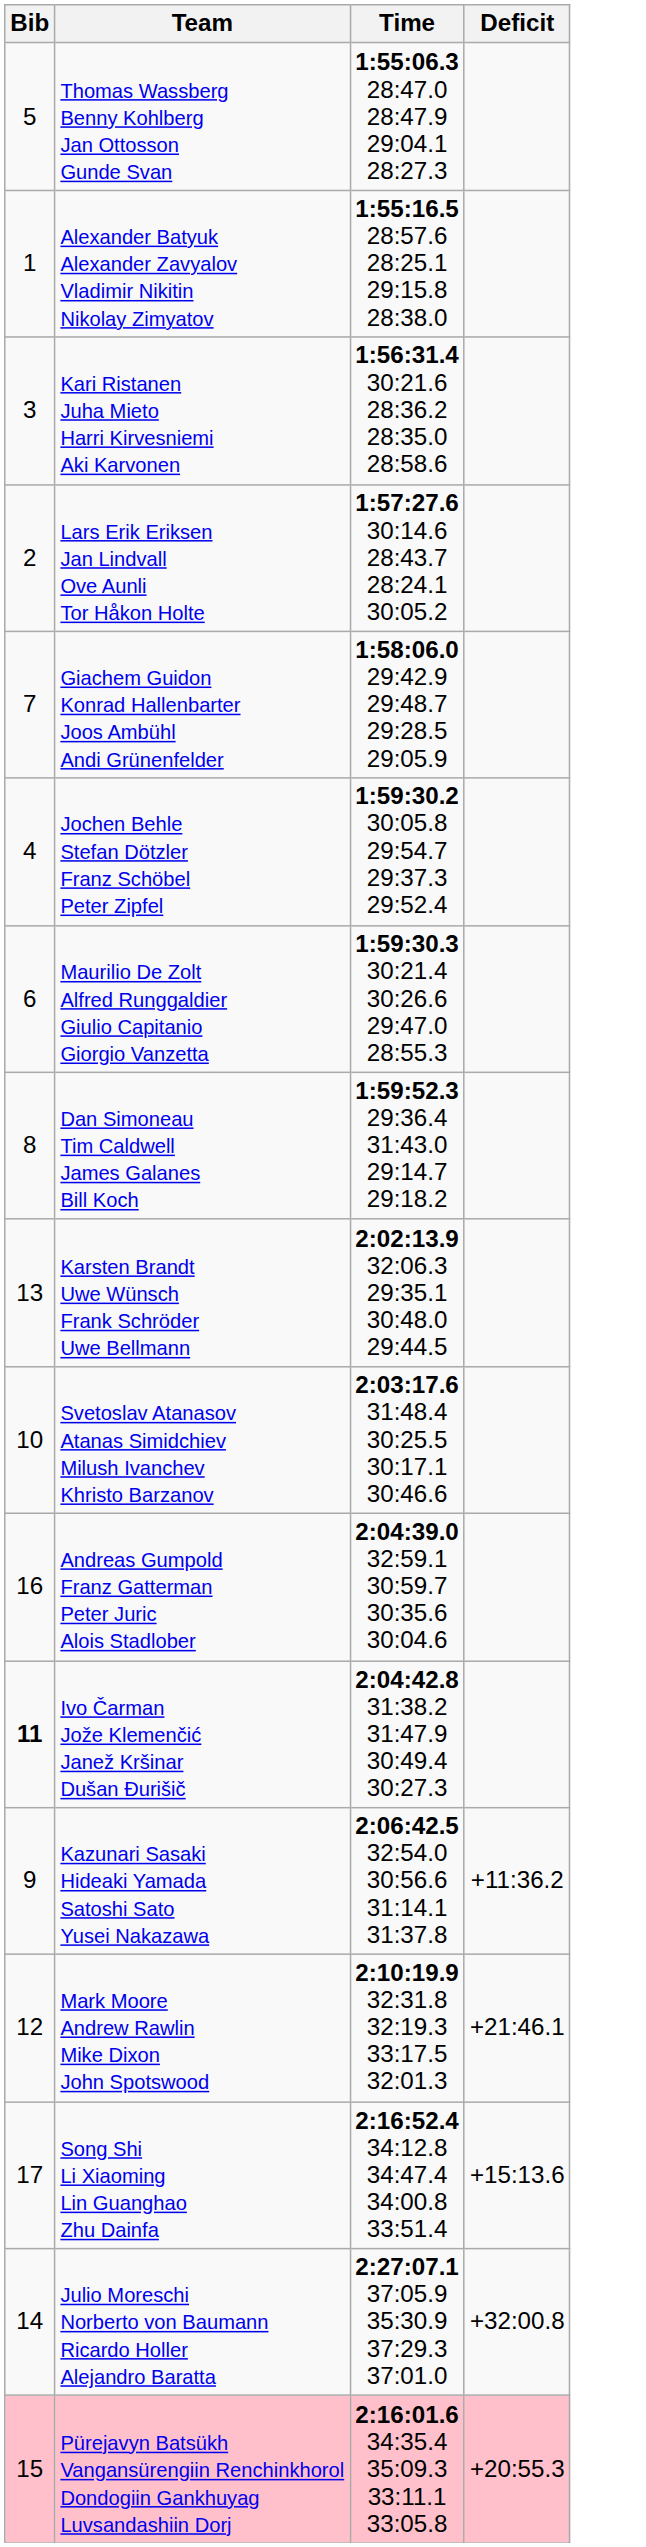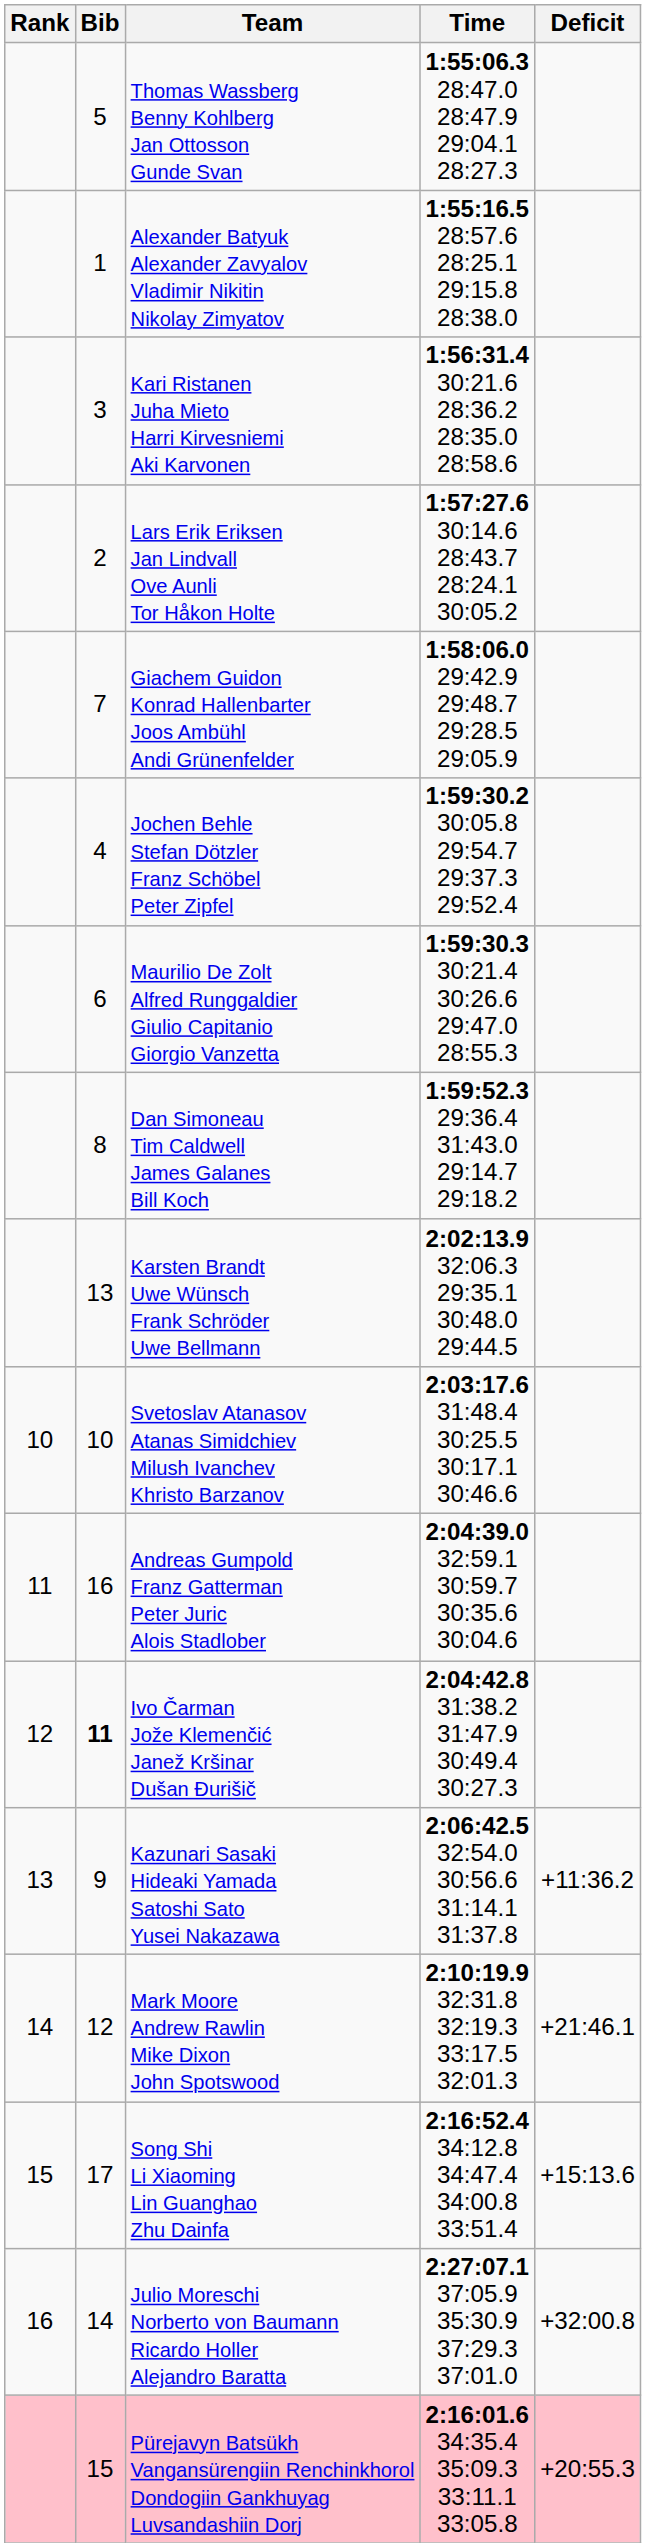+ column: (40, 23)
